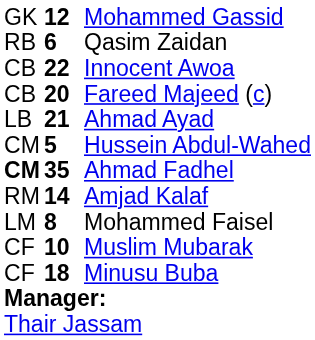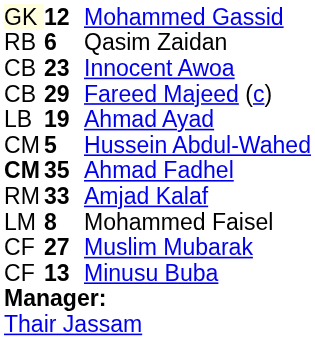(21, 17) no background -> (21, 17) lightyellow background
(57, 68) 22 -> (57, 68) 23
(57, 94) 20 -> (57, 94) 29
(57, 119) 21 -> (57, 119) 19
(57, 196) 14 -> (57, 196) 33
(57, 247) 10 -> (57, 247) 27
(57, 273) 18 -> (57, 273) 13
